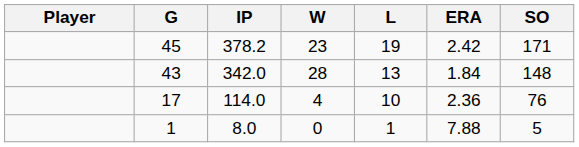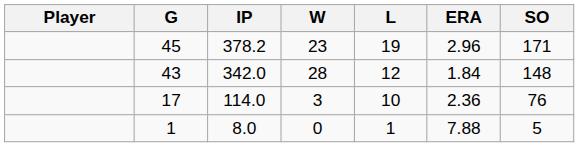(464, 45) 2.42 -> (464, 45) 2.96
(391, 73) 13 -> (391, 73) 12
(318, 100) 4 -> (318, 100) 3
